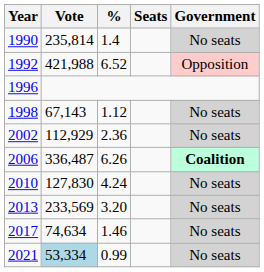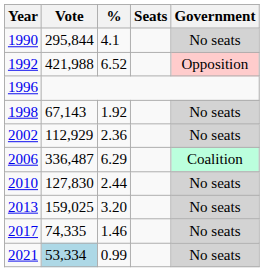(69, 40) 235,814 -> (69, 40) 295,844
(110, 40) 1.4 -> (110, 40) 4.1
(114, 111) 1.12 -> (114, 111) 1.92
(114, 159) 6.26 -> (114, 159) 6.29
(215, 159) bold -> (215, 159) normal
(114, 183) 4.24 -> (114, 183) 2.44
(69, 207) 233,569 -> (69, 207) 159,025
(66, 231) 74,634 -> (66, 231) 74,335
